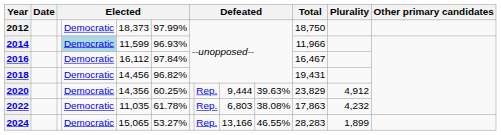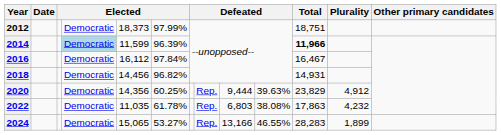(310, 28) 18,750 -> (310, 28) 18,751
(170, 43) 96.93% -> (170, 43) 96.39%
(311, 43) normal -> (310, 43) bold
(310, 75) 19,431 -> (310, 75) 14,931
